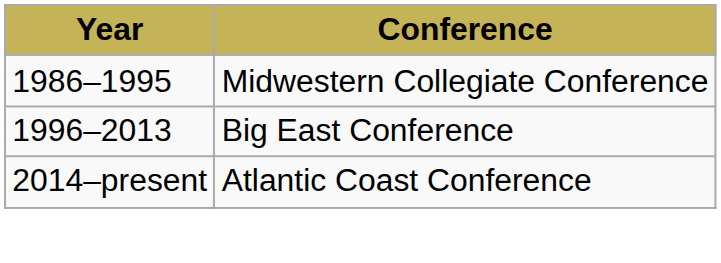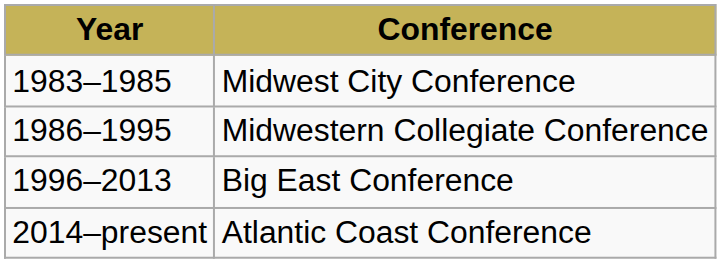+ row: (399, 80)
